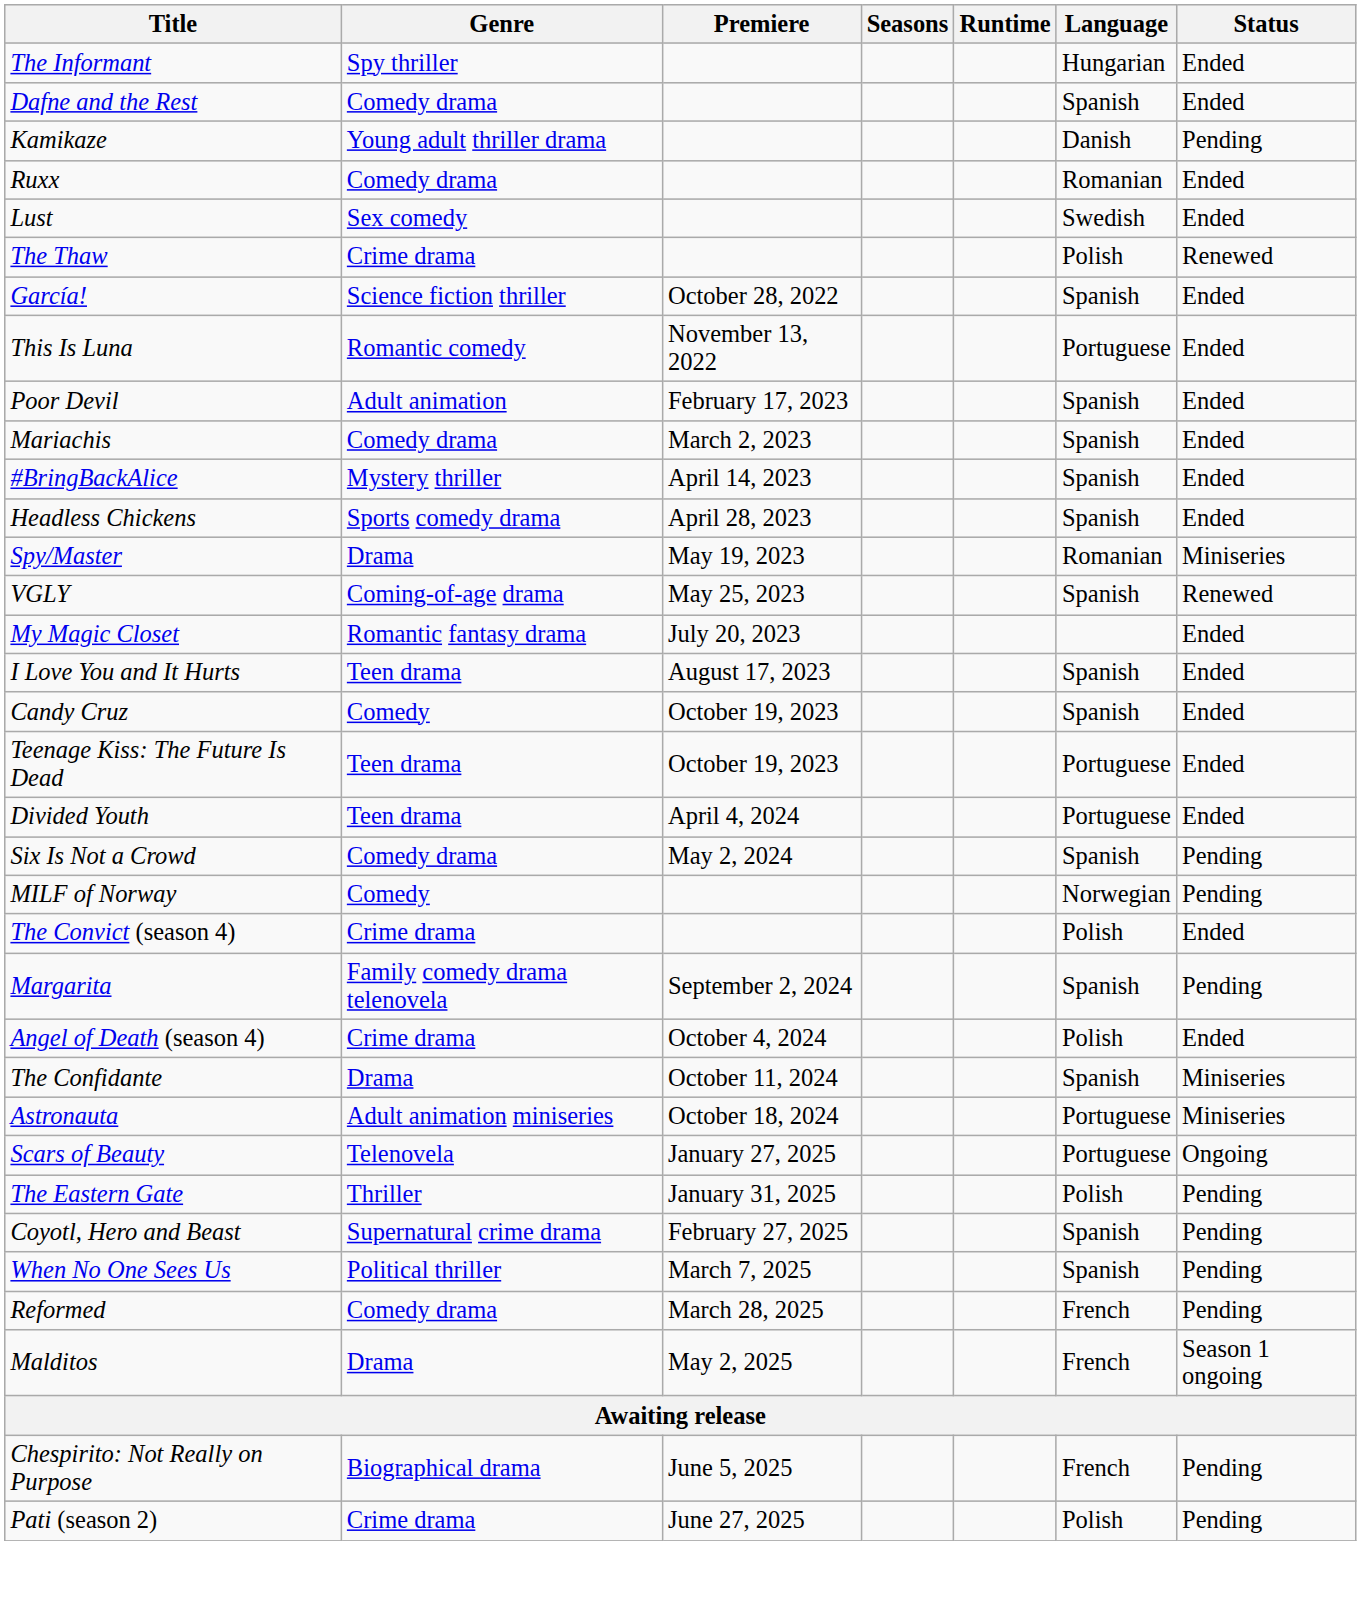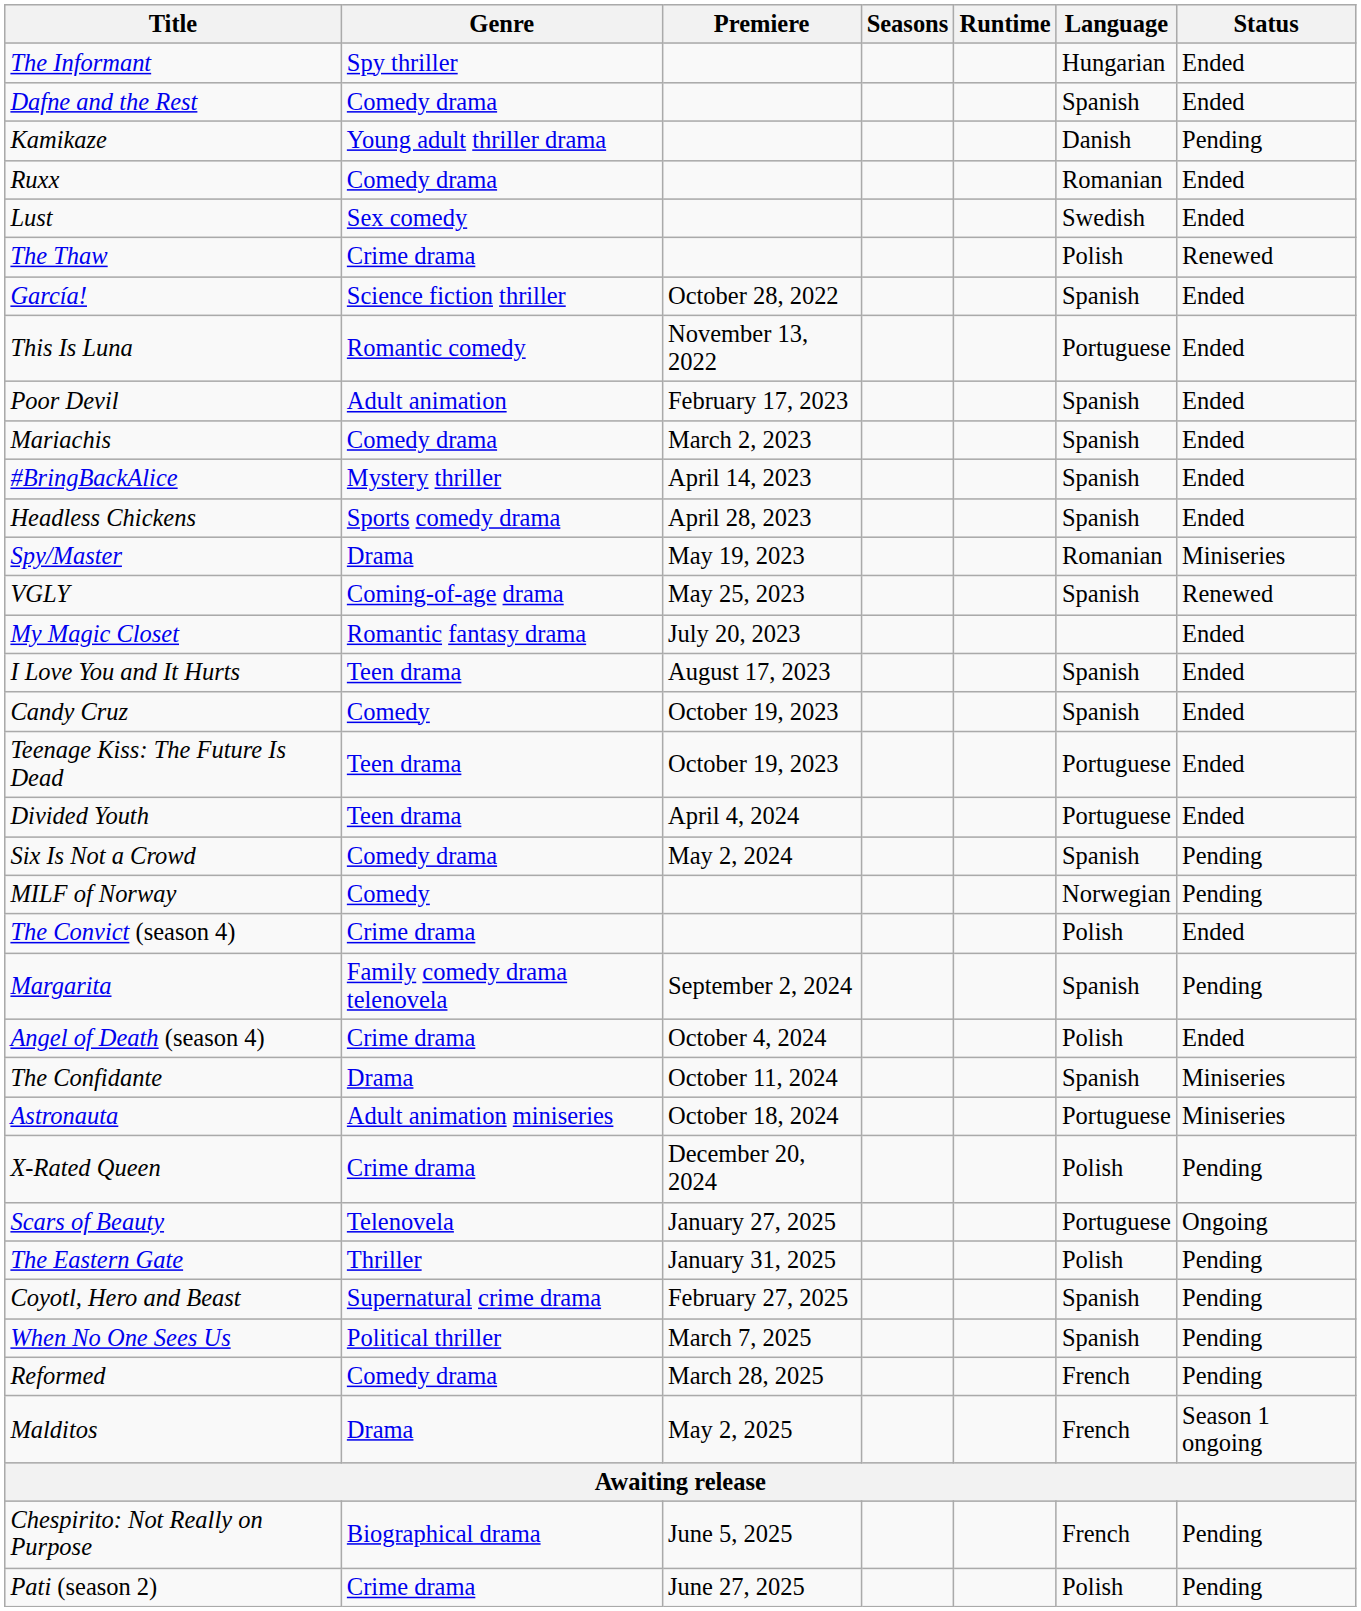+ row: (86, 1168)
